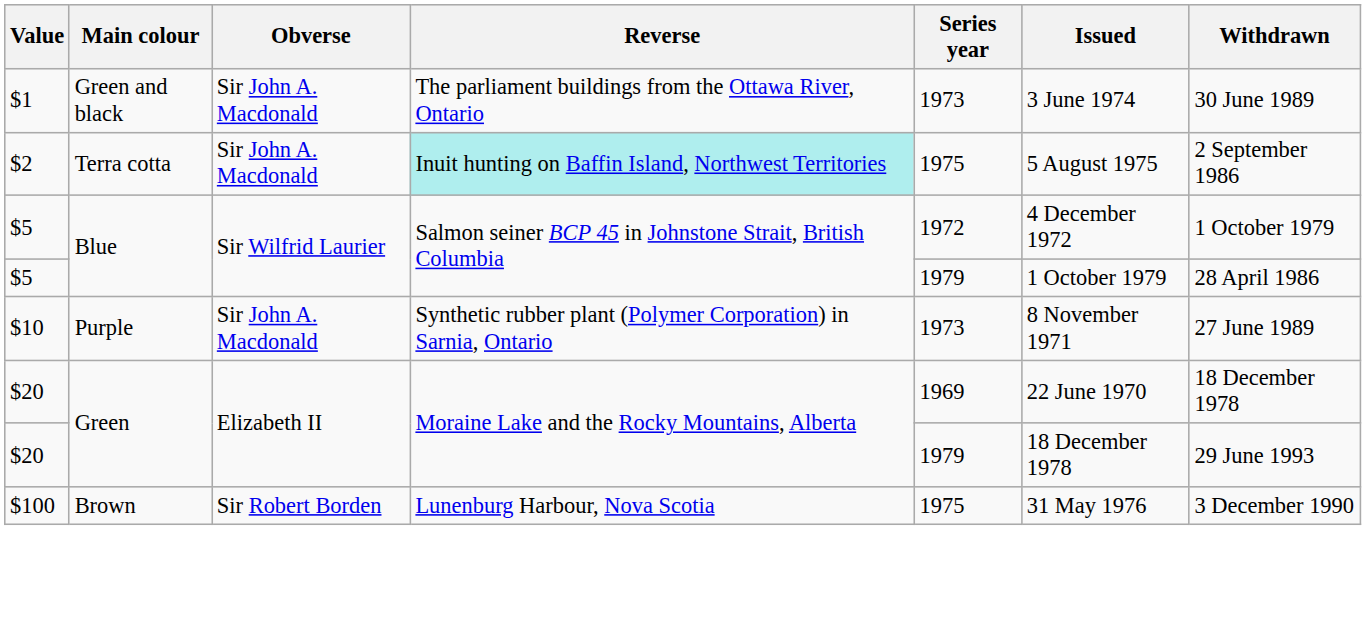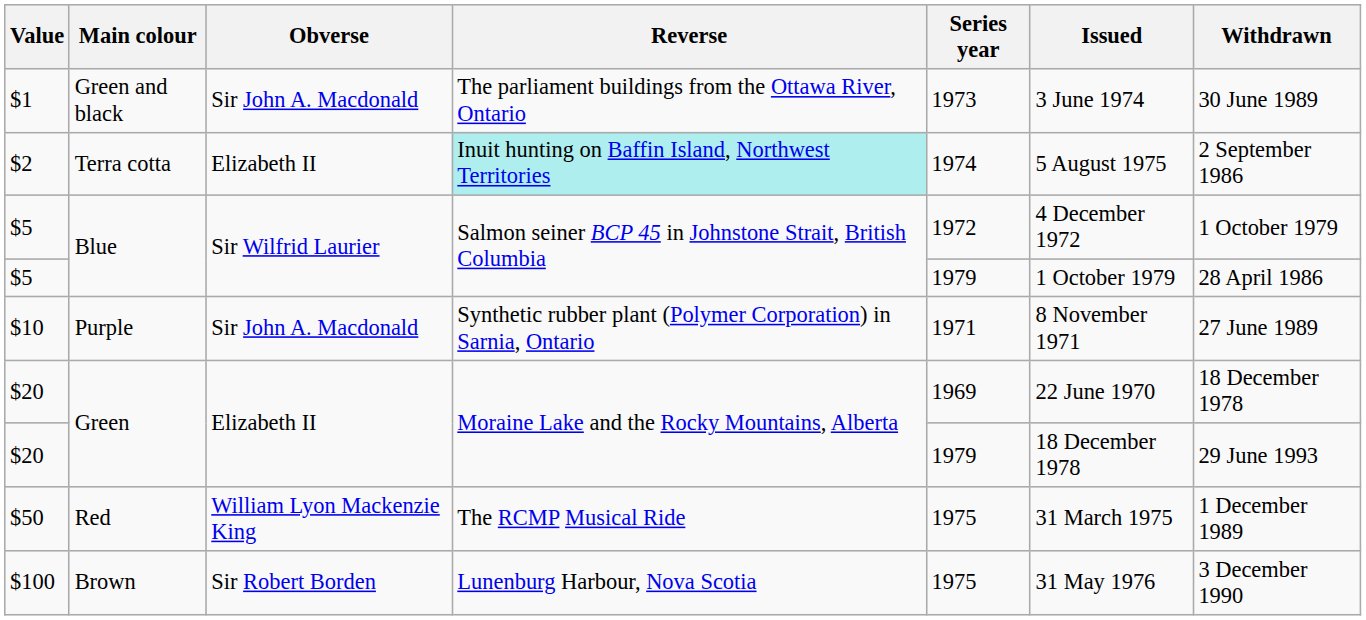(267, 163) Sir John A. Macdonald -> (264, 163) Elizabeth II
(942, 163) 1975 -> (954, 163) 1974
(942, 328) 1973 -> (954, 328) 1971
+ row: (27, 518)
